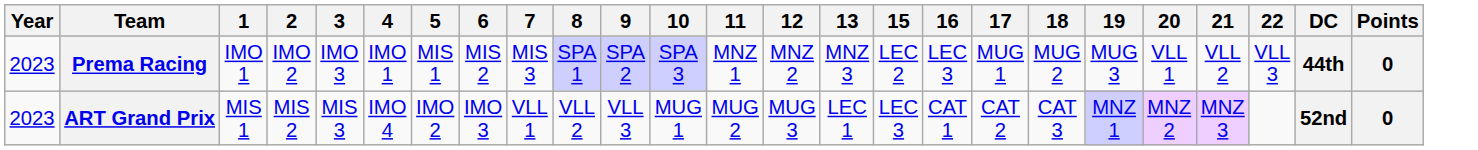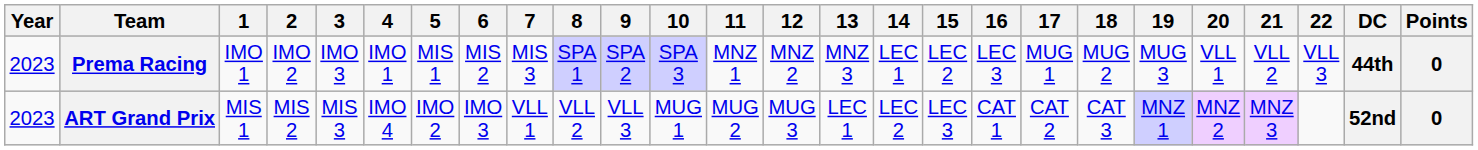+ column: (898, 20)
